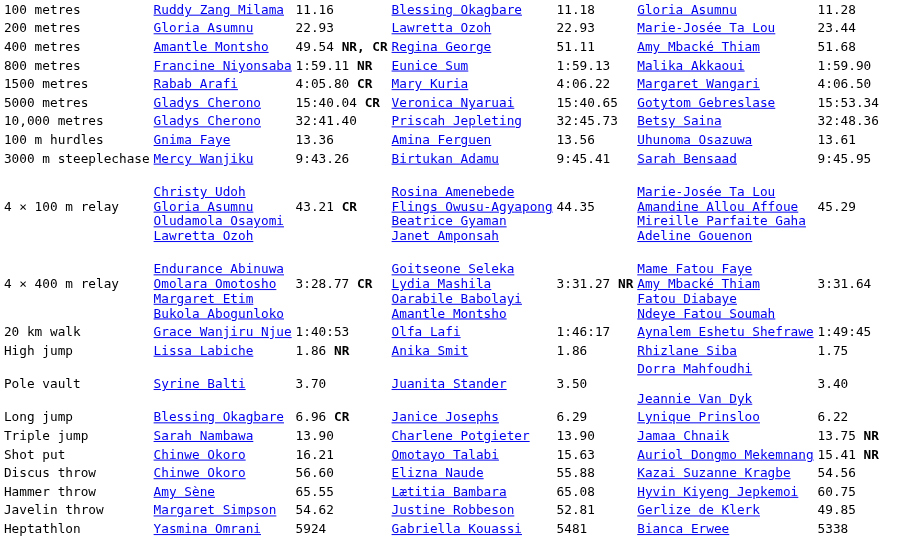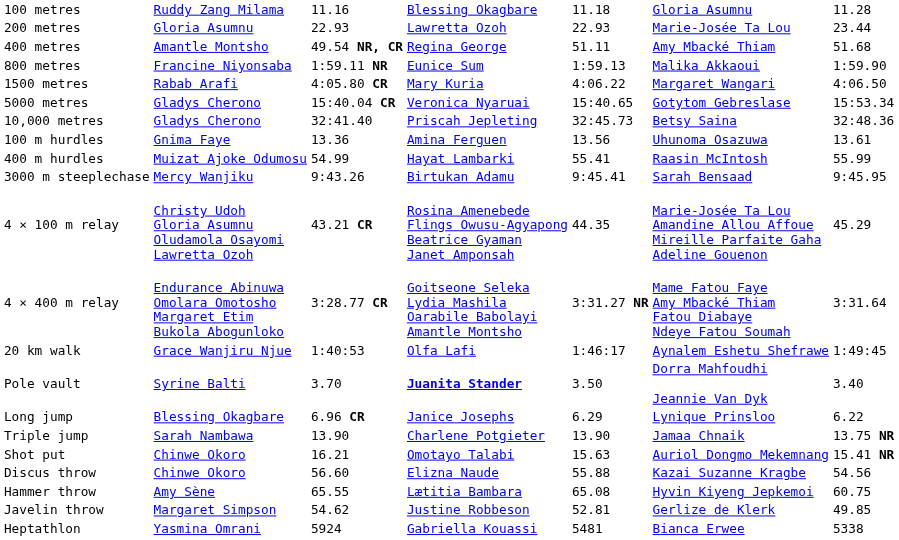+ row: (54, 158)
- row: (38, 350)
(449, 384) normal -> (464, 384) bold
